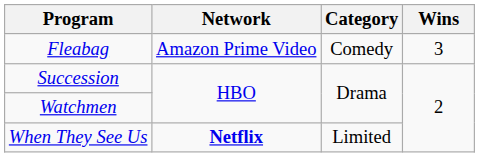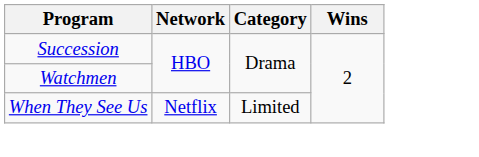- row: (78, 48)
(236, 136) bold -> (191, 107) normal
